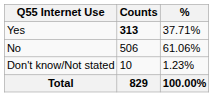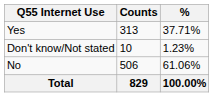(129, 30) bold -> (129, 30) normal
rows swapped: (14, 48) <-> (61, 65)
